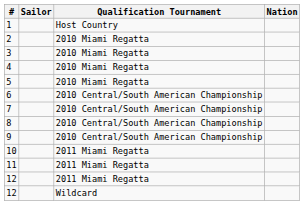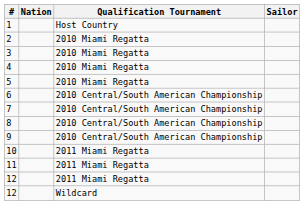columns swapped: (282, 11) <-> (36, 11)
